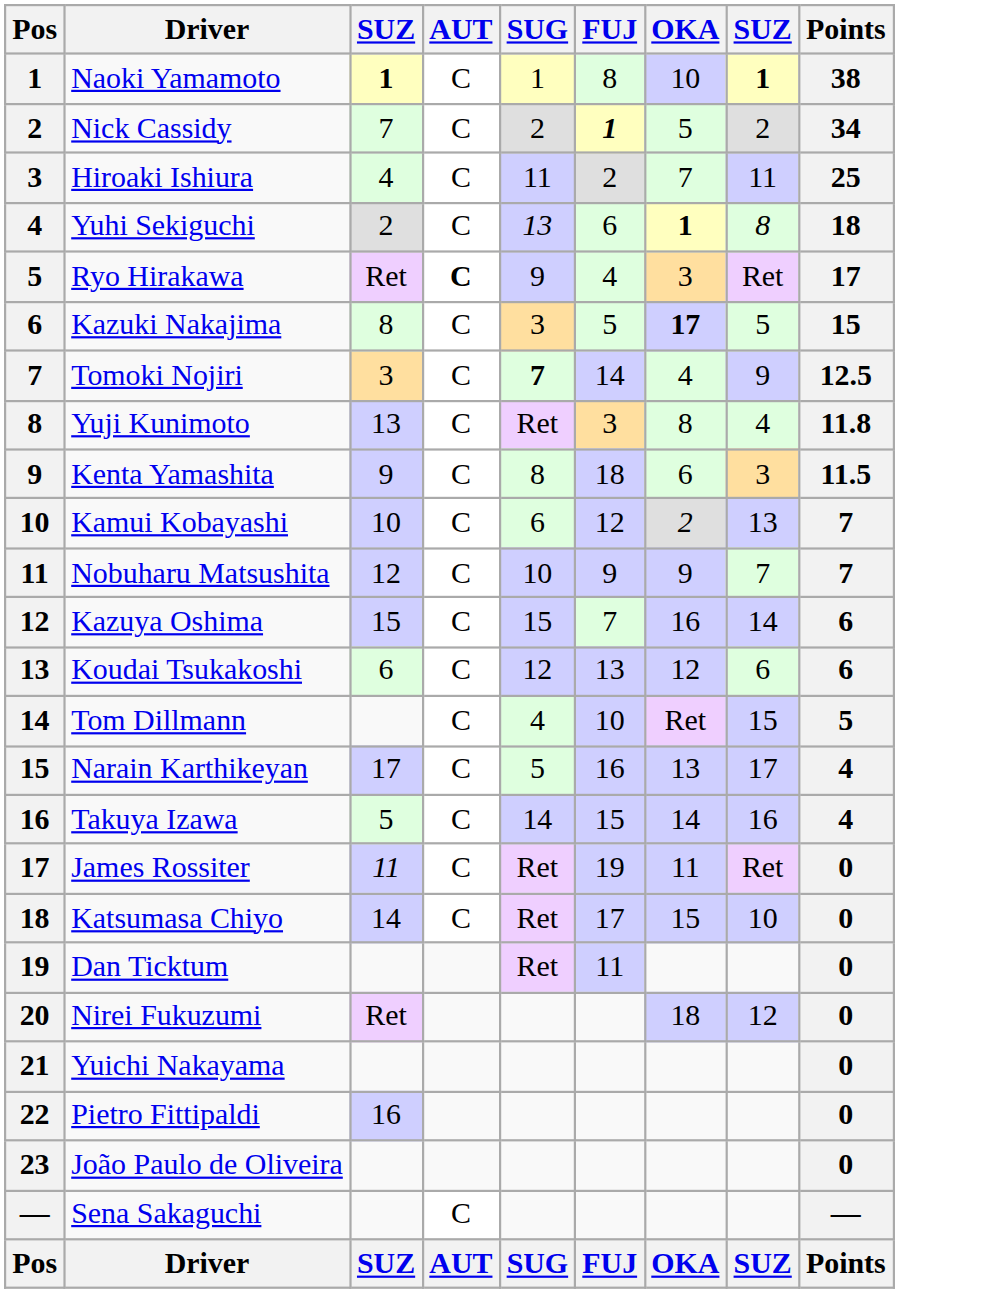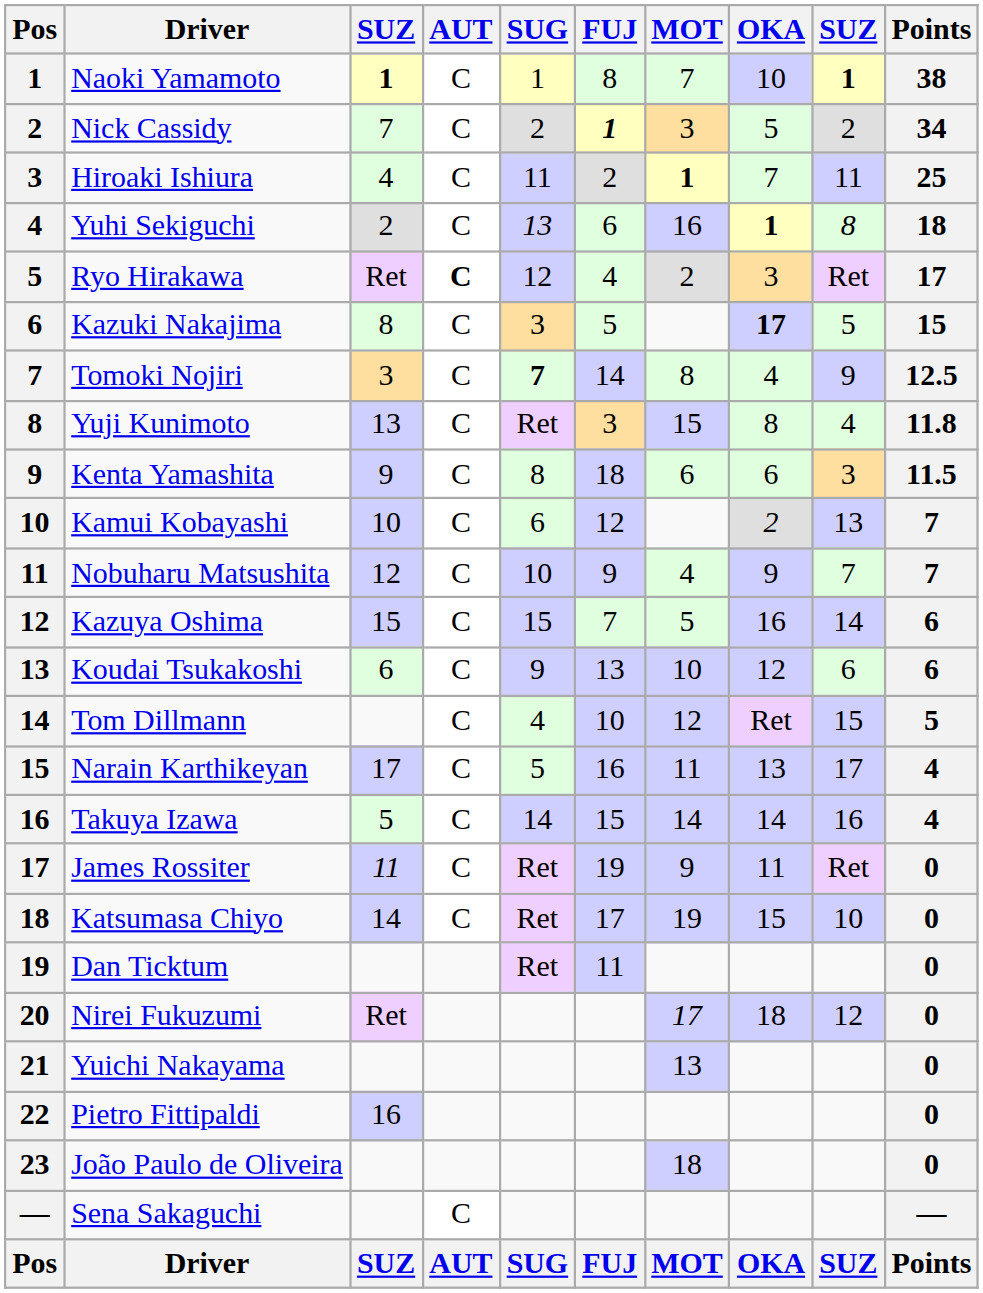+ column: (687, 28)
(537, 275) 9 -> (537, 275) 12
(537, 670) 12 -> (537, 670) 9
